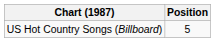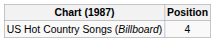(188, 29) 5 -> (188, 29) 4
